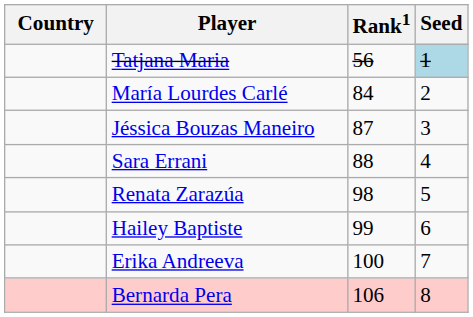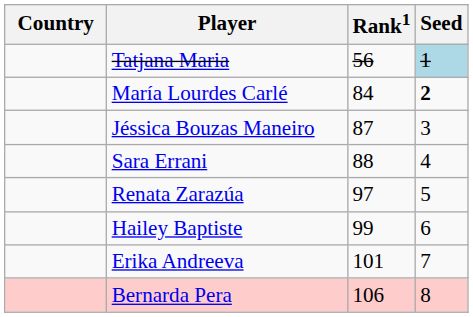(426, 93) normal -> (426, 93) bold
(363, 194) 98 -> (363, 194) 97
(368, 261) 100 -> (368, 261) 101
